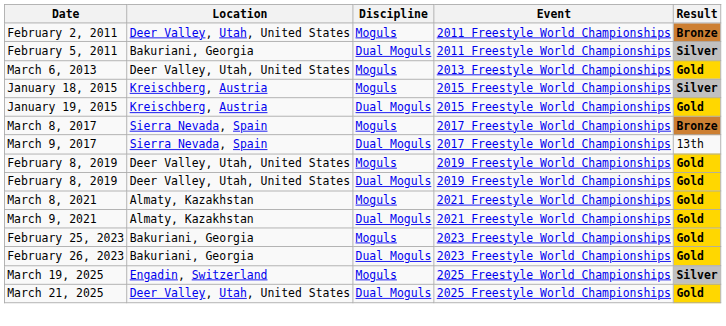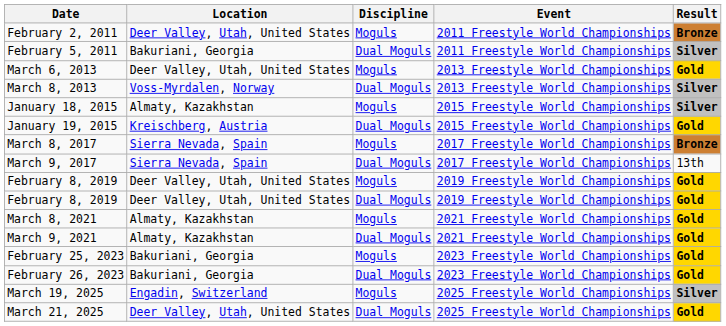+ row: (52, 88)
(199, 88) Kreischberg, Austria -> (192, 107) Almaty, Kazakhstan
